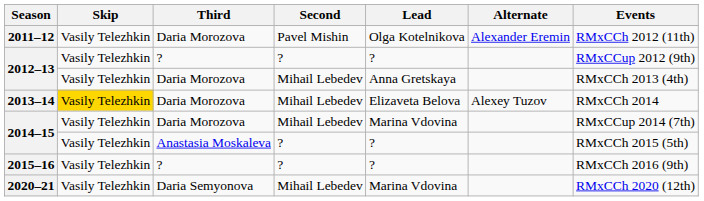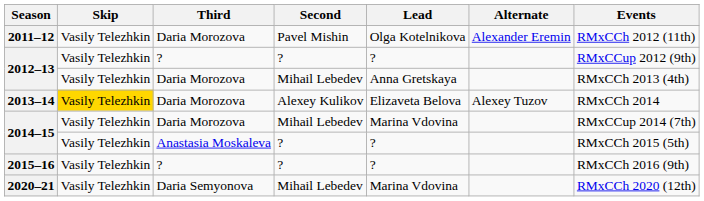(320, 100) Mihail Lebedev -> (320, 100) Alexey Kulikov
